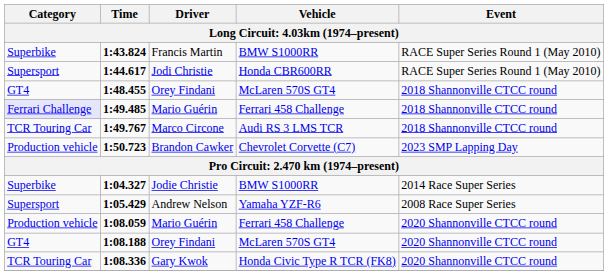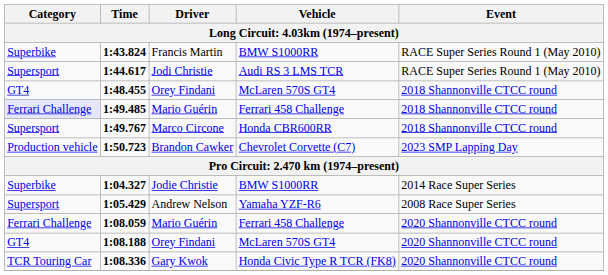(285, 71) Honda CBR600RR -> (291, 71) Audi RS 3 LMS TCR
(49, 128) TCR Touring Car -> (33, 128) Supersport
(291, 128) Audi RS 3 LMS TCR -> (285, 128) Honda CBR600RR
(52, 223) Production vehicle -> (49, 223) Ferrari Challenge
